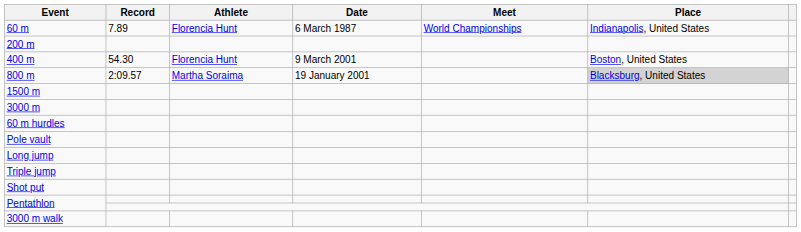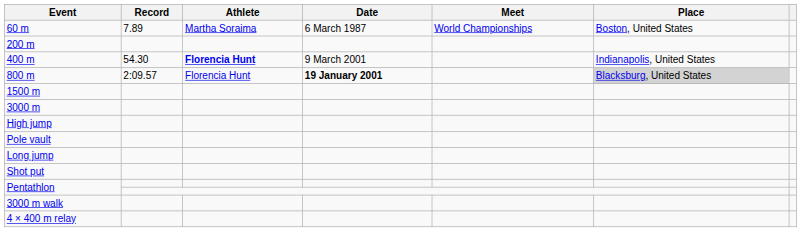(204, 28) Florencia Hunt -> (221, 28) Martha Soraima
(650, 28) Indianapolis, United States -> (644, 28) Boston, United States
(204, 60) normal -> (220, 60) bold
(638, 60) Boston, United States -> (655, 60) Indianapolis, United States
(207, 76) Martha Soraima -> (218, 76) Florencia Hunt
(332, 76) normal -> (344, 76) bold
- row: (36, 124)
+ row: (29, 124)
- row: (31, 171)
+ row: (41, 219)
